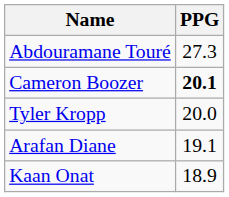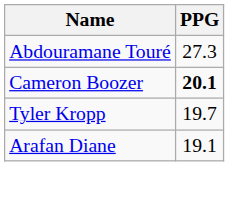(200, 113) 20.0 -> (200, 113) 19.7
- row: (51, 176)
